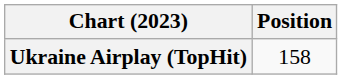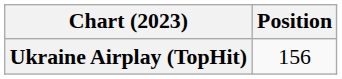(295, 56) 158 -> (295, 56) 156
